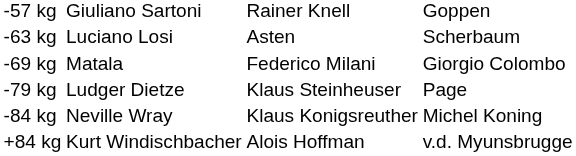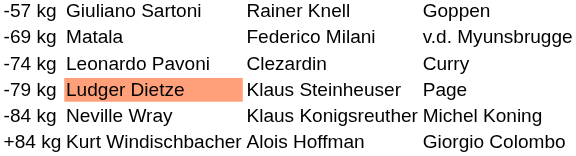- row: (30, 37)
(494, 63) Giorgio Colombo -> (498, 37) v.d. Myunsbrugge
+ row: (30, 63)
(125, 89) no background -> (125, 89) lightsalmon background
(498, 142) v.d. Myunsbrugge -> (494, 142) Giorgio Colombo
